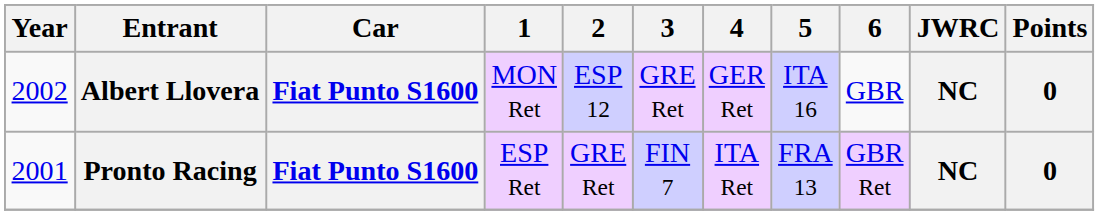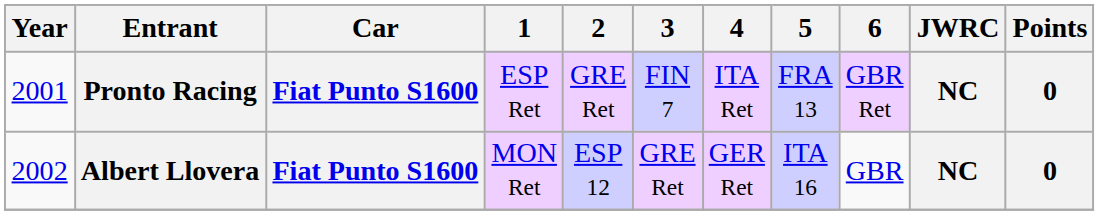rows swapped: (170, 170) <-> (170, 90)
